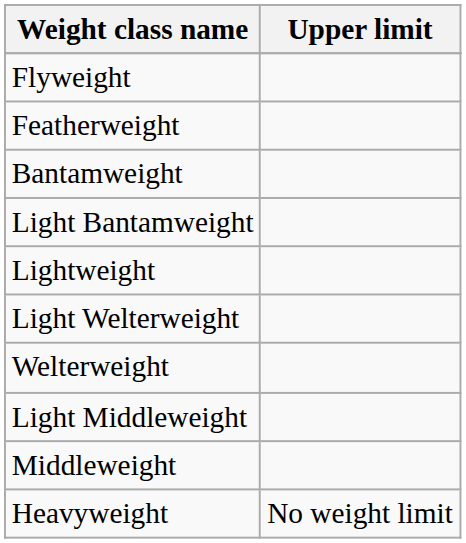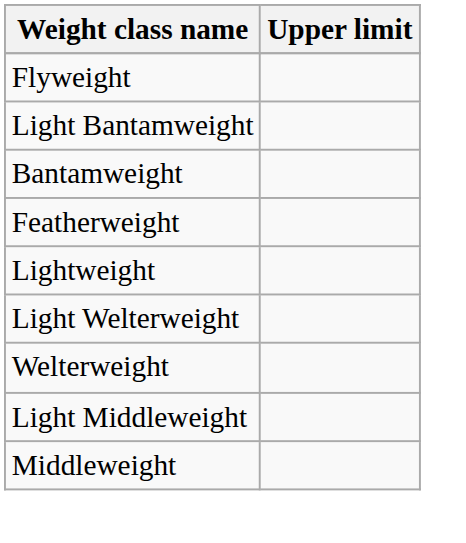rows swapped: (133, 222) <-> (96, 125)
- row: (90, 512)
